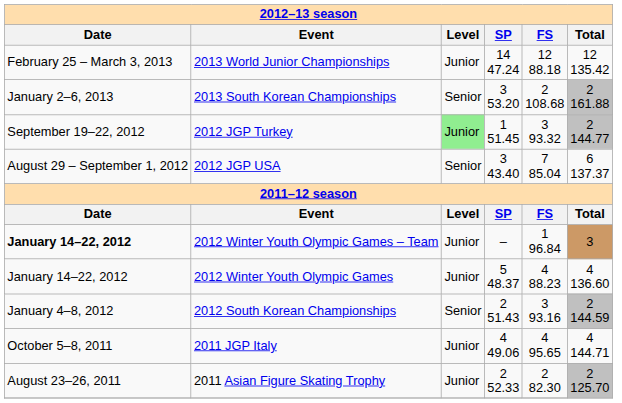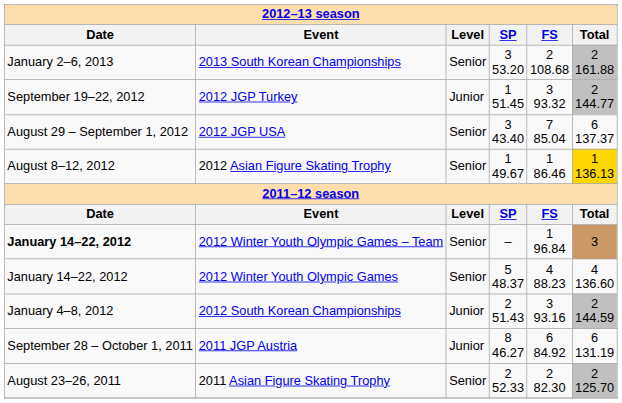- row: (292, 62)
(462, 131) lightgreen background -> (467, 97) no background
+ row: (295, 166)
(462, 241) Junior -> (468, 241) Senior
(462, 276) Junior -> (468, 276) Senior
(463, 311) Senior -> (467, 311) Junior
- row: (235, 345)
+ row: (248, 345)
(462, 380) Junior -> (468, 380) Senior
